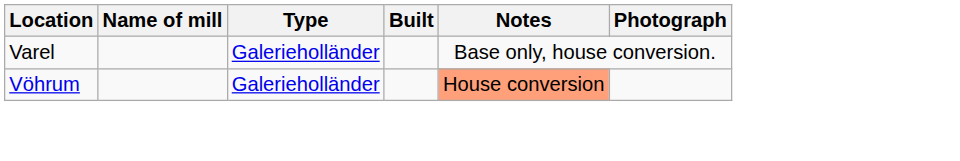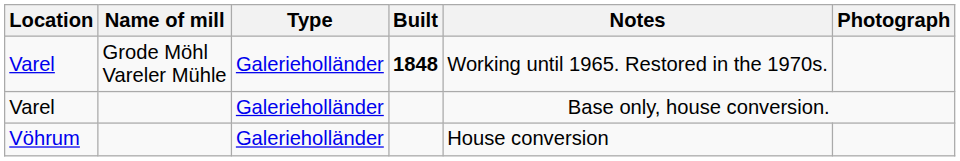+ row: (32, 63)
(524, 84) lightsalmon background -> (528, 139) no background
